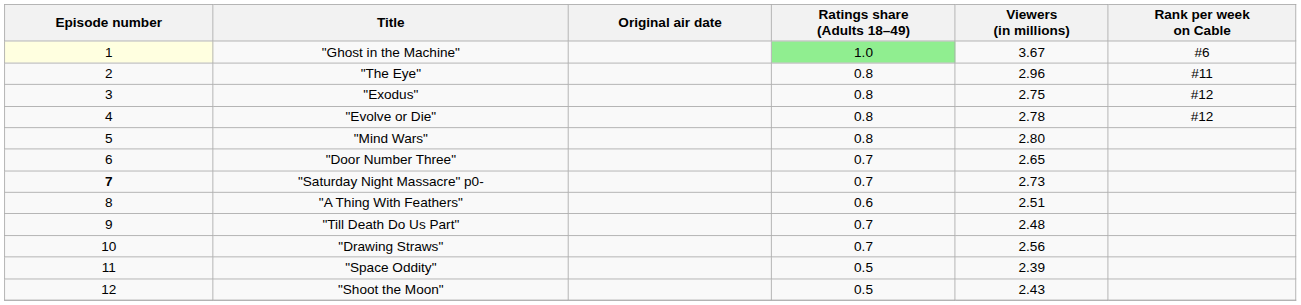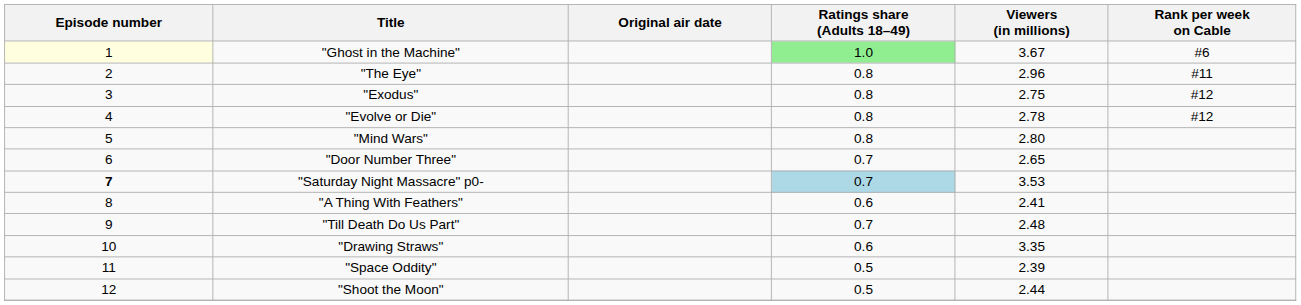(864, 181) no background -> (864, 181) lightblue background
(1032, 181) 2.73 -> (1032, 181) 3.53
(1032, 203) 2.51 -> (1032, 203) 2.41
(864, 246) 0.7 -> (864, 246) 0.6
(1032, 246) 2.56 -> (1032, 246) 3.35
(1032, 289) 2.43 -> (1032, 289) 2.44
